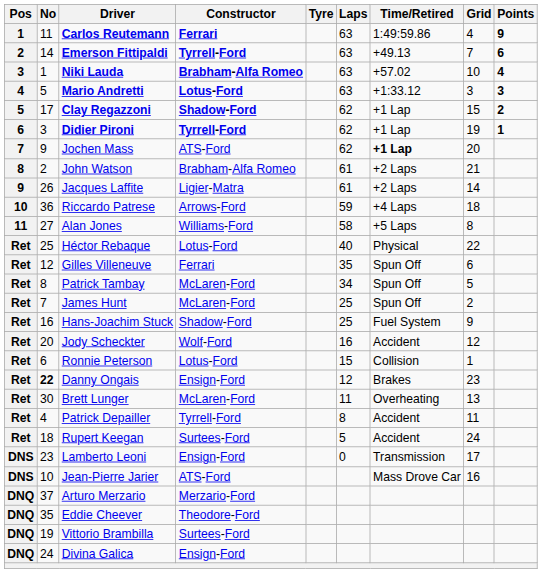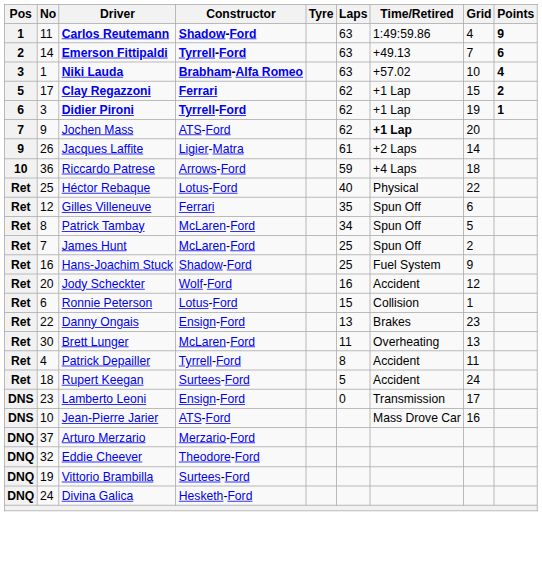(198, 33) Ferrari -> (218, 33) Shadow-Ford
- row: (103, 91)
(218, 110) Shadow-Ford -> (198, 91) Ferrari
- row: (97, 168)
- row: (92, 226)
(47, 380) bold -> (47, 322) normal
(346, 380) 12 -> (346, 322) 13
(47, 515) 35 -> (47, 457) 32
(212, 553) Ensign-Ford -> (216, 495) Hesketh-Ford
